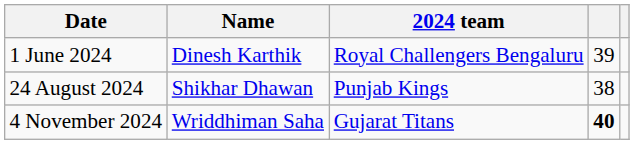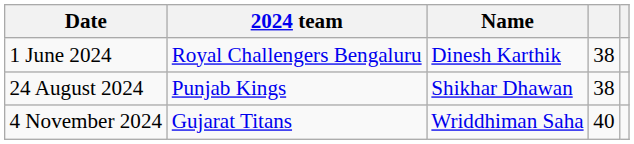columns swapped: (248, 21) <-> (459, 21)
(604, 54) 39 -> (604, 54) 38
(604, 121) bold -> (604, 121) normal
